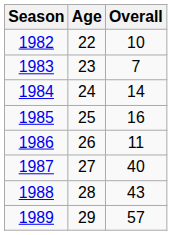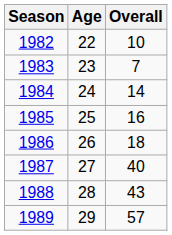(136, 142) 11 -> (136, 142) 18
